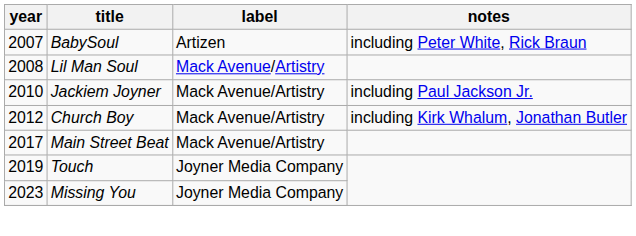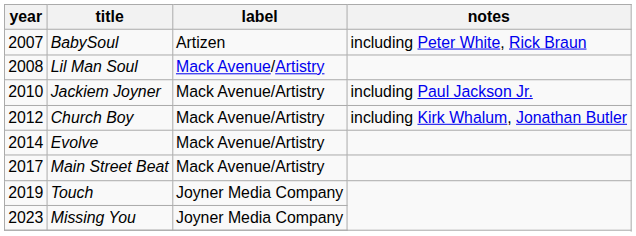+ row: (74, 142)
